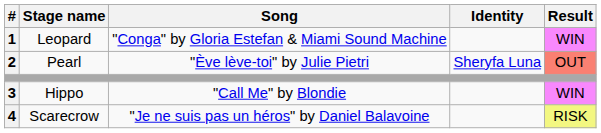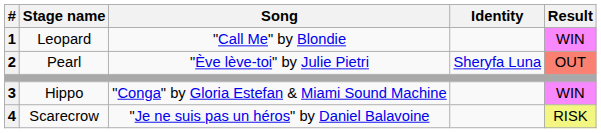(279, 39) "Conga" by Gloria Estefan & Miami Sound Machine -> (279, 39) "Call Me" by Blondie
(279, 92) "Call Me" by Blondie -> (279, 92) "Conga" by Gloria Estefan & Miami Sound Machine
